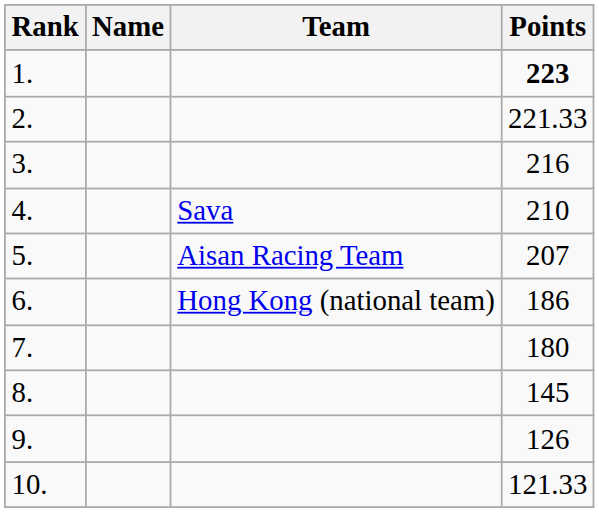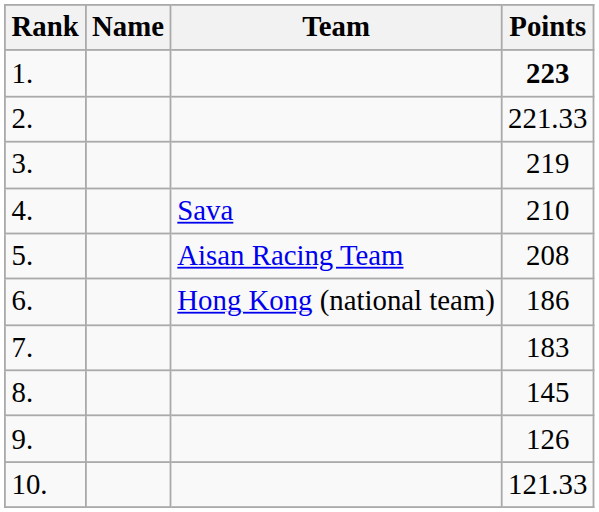(548, 164) 216 -> (548, 164) 219
(548, 255) 207 -> (548, 255) 208
(548, 347) 180 -> (548, 347) 183
